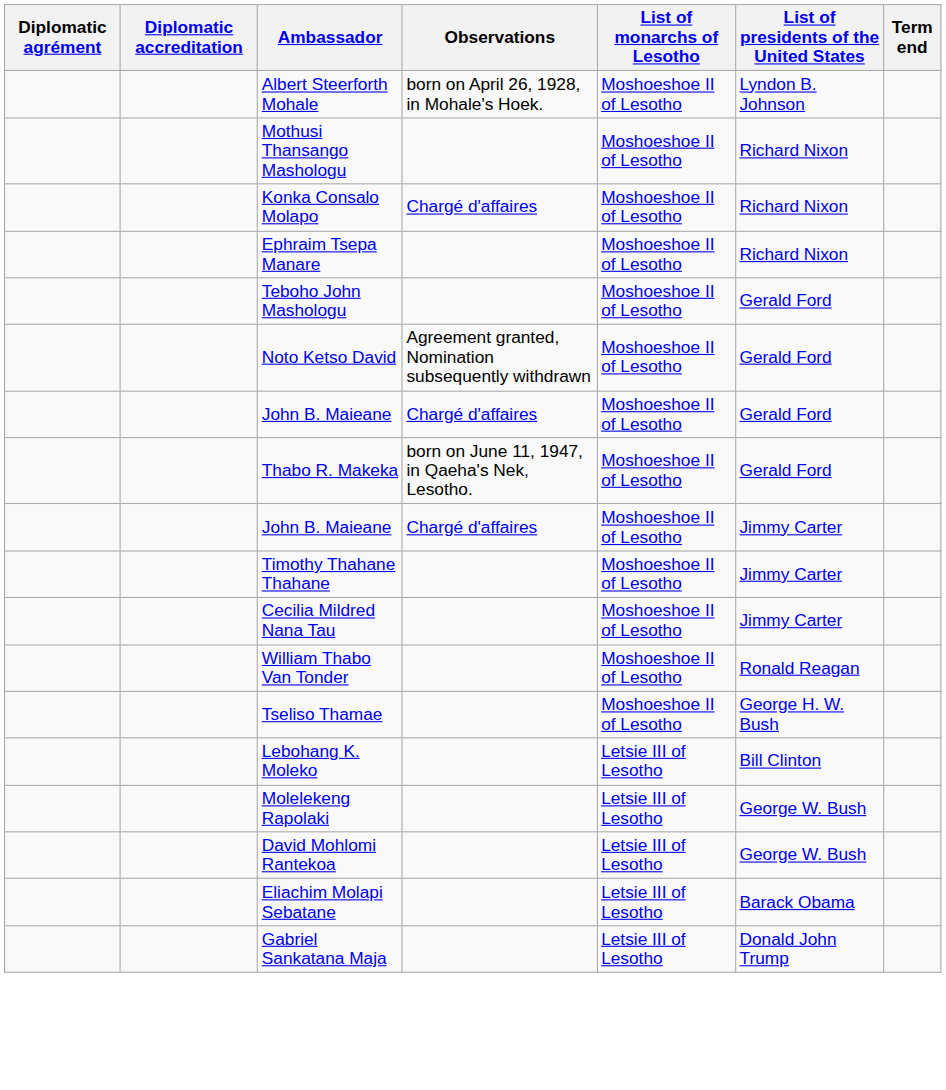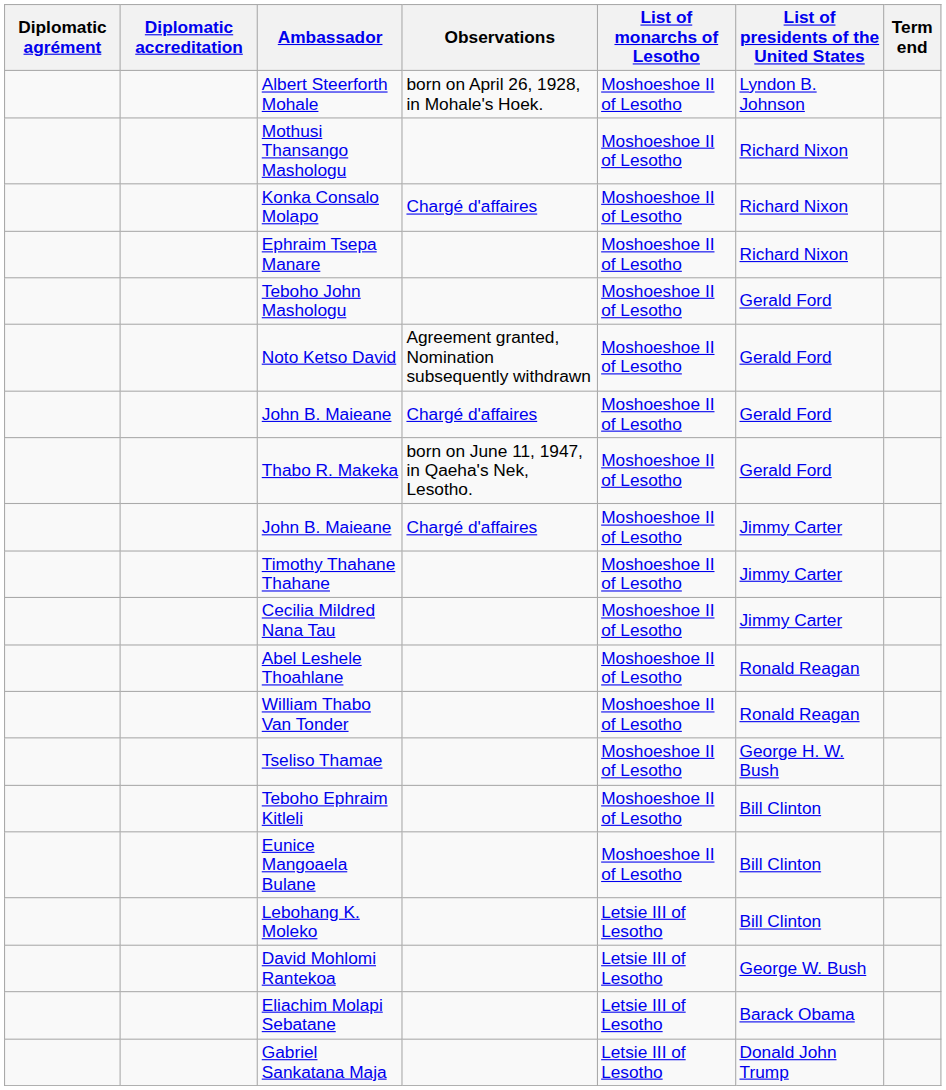+ row: (312, 667)
+ row: (325, 808)
+ row: (305, 864)
- row: (306, 808)
